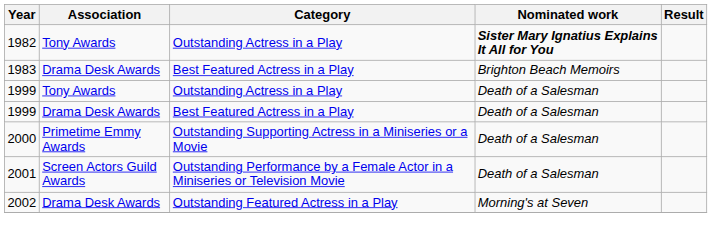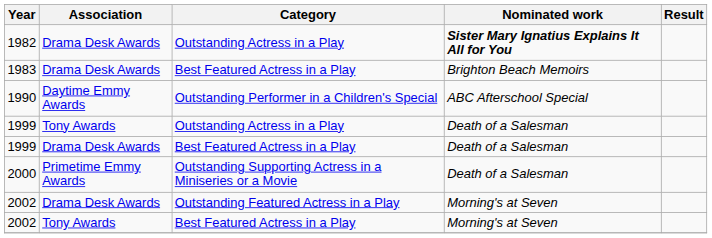(79, 42) Tony Awards -> (101, 42) Drama Desk Awards
+ row: (22, 98)
- row: (22, 174)
+ row: (22, 222)
